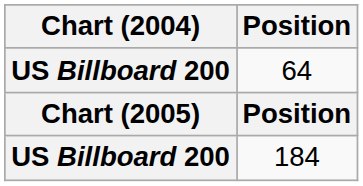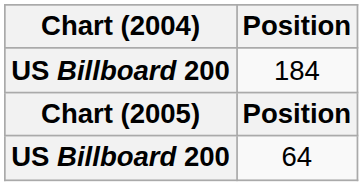rows swapped: (297, 69) <-> (297, 157)
